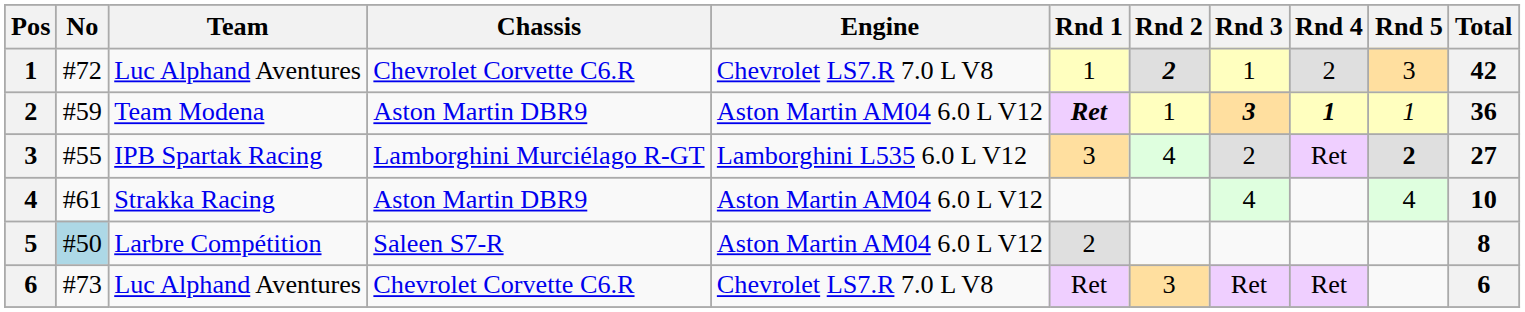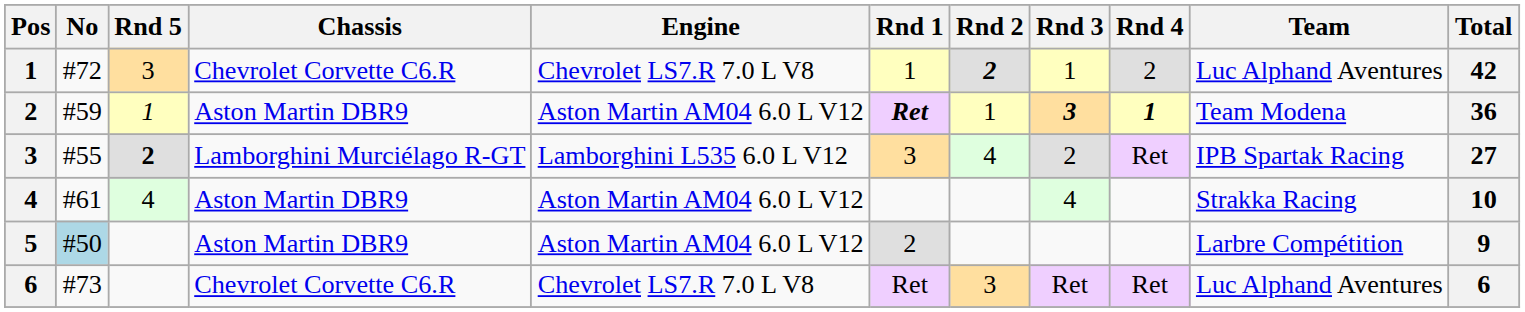columns swapped: (238, 26) <-> (1409, 26)
(438, 242) Saleen S7-R -> (301, 242) Aston Martin DBR9
(1484, 242) 8 -> (1484, 242) 9
